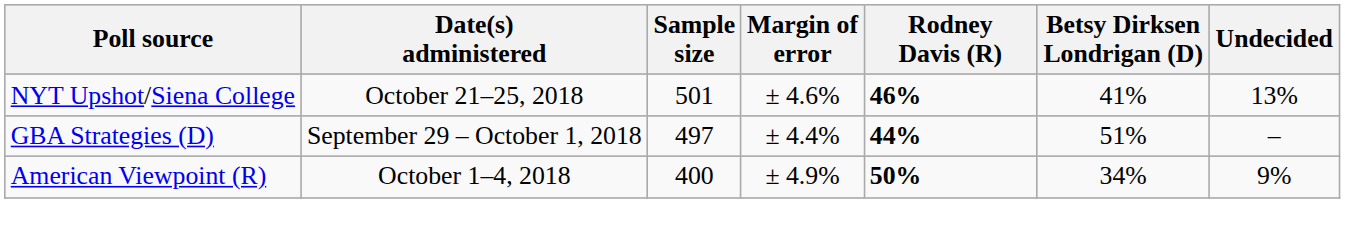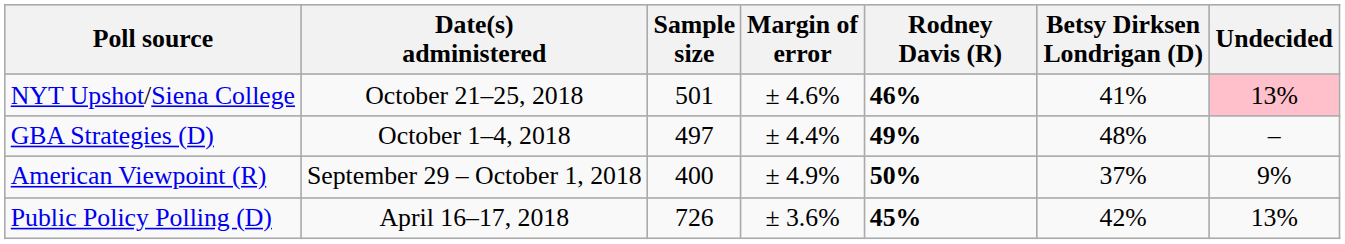(1274, 94) no background -> (1274, 94) pink background
(474, 135) September 29 – October 1, 2018 -> (474, 135) October 1–4, 2018
(896, 135) 44% -> (896, 135) 49%
(1123, 135) 51% -> (1123, 135) 48%
(474, 176) October 1–4, 2018 -> (474, 176) September 29 – October 1, 2018
(1123, 176) 34% -> (1123, 176) 37%
+ row: (141, 217)
